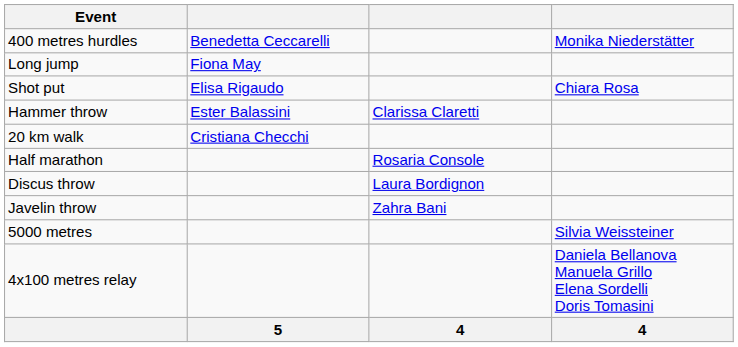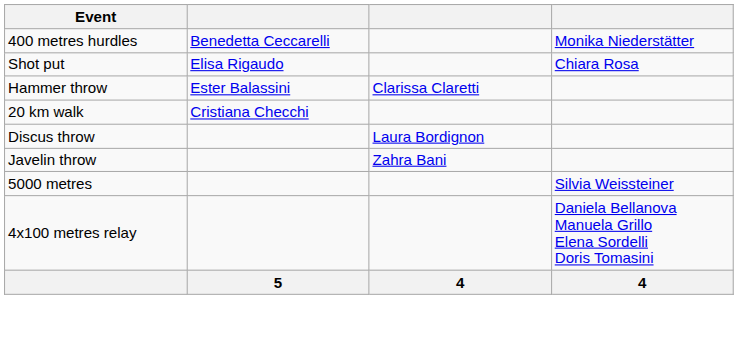- row: (43, 65)
- row: (56, 160)
